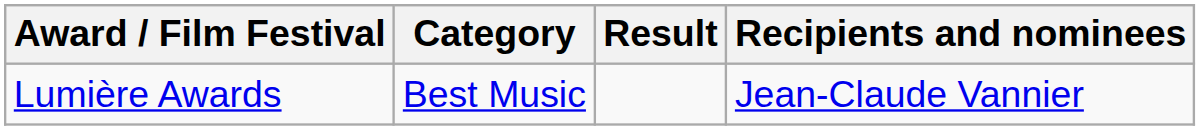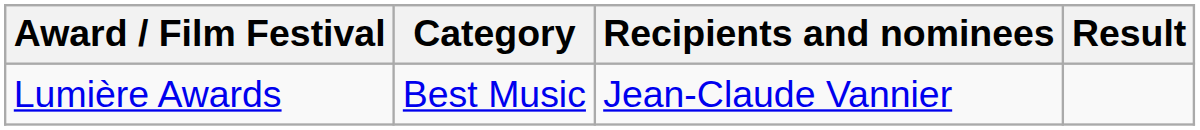columns swapped: (961, 34) <-> (660, 34)
